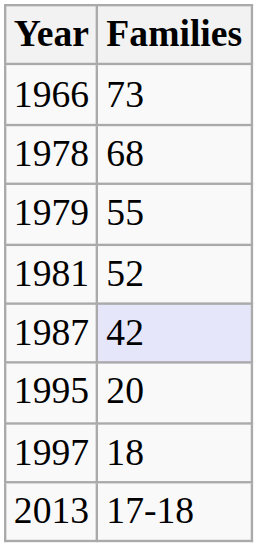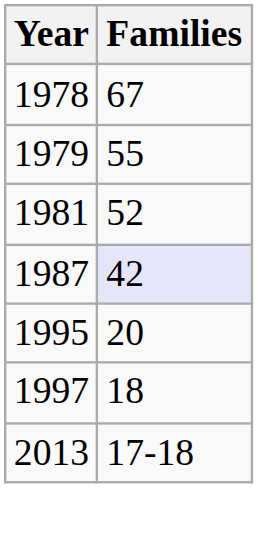- row: (51, 93)
(125, 153) 68 -> (125, 93) 67
